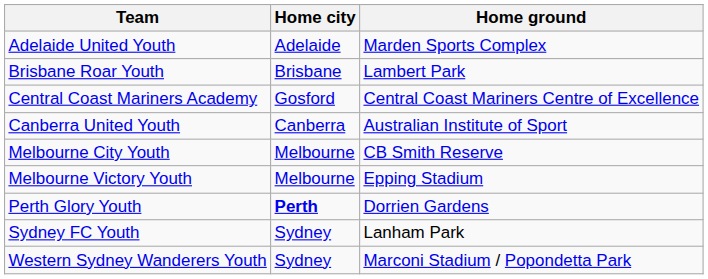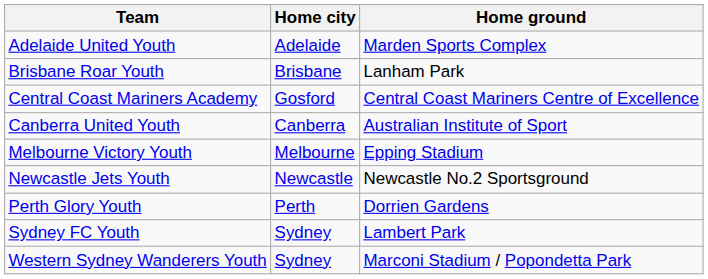(414, 71) Lambert Park -> (414, 71) Lanham Park
- row: (89, 152)
+ row: (89, 179)
(296, 206) bold -> (295, 206) normal
(414, 233) Lanham Park -> (414, 233) Lambert Park
